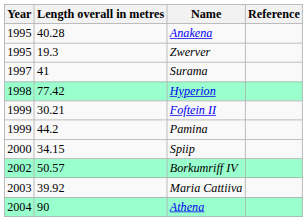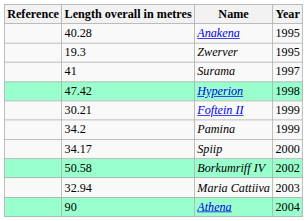columns swapped: (19, 14) <-> (274, 14)
(51, 91) 77.42 -> (78, 91) 47.42
(48, 129) 44.2 -> (75, 129) 34.2
(51, 149) 34.15 -> (78, 149) 34.17
(51, 168) 50.57 -> (78, 168) 50.58
(51, 187) 39.92 -> (78, 187) 32.94
